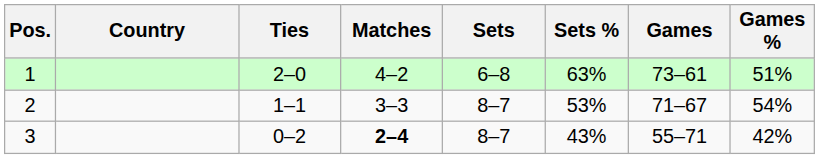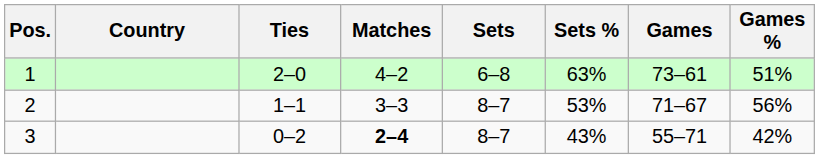(772, 105) 54% -> (772, 105) 56%
